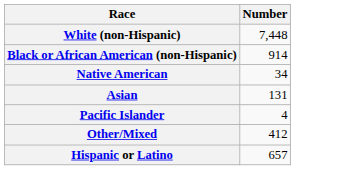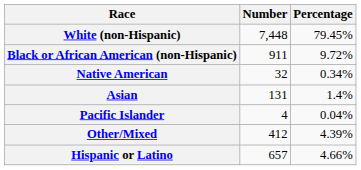+ column: (323, 14)
(278, 54) 914 -> (278, 54) 911
(281, 74) 34 -> (281, 74) 32
